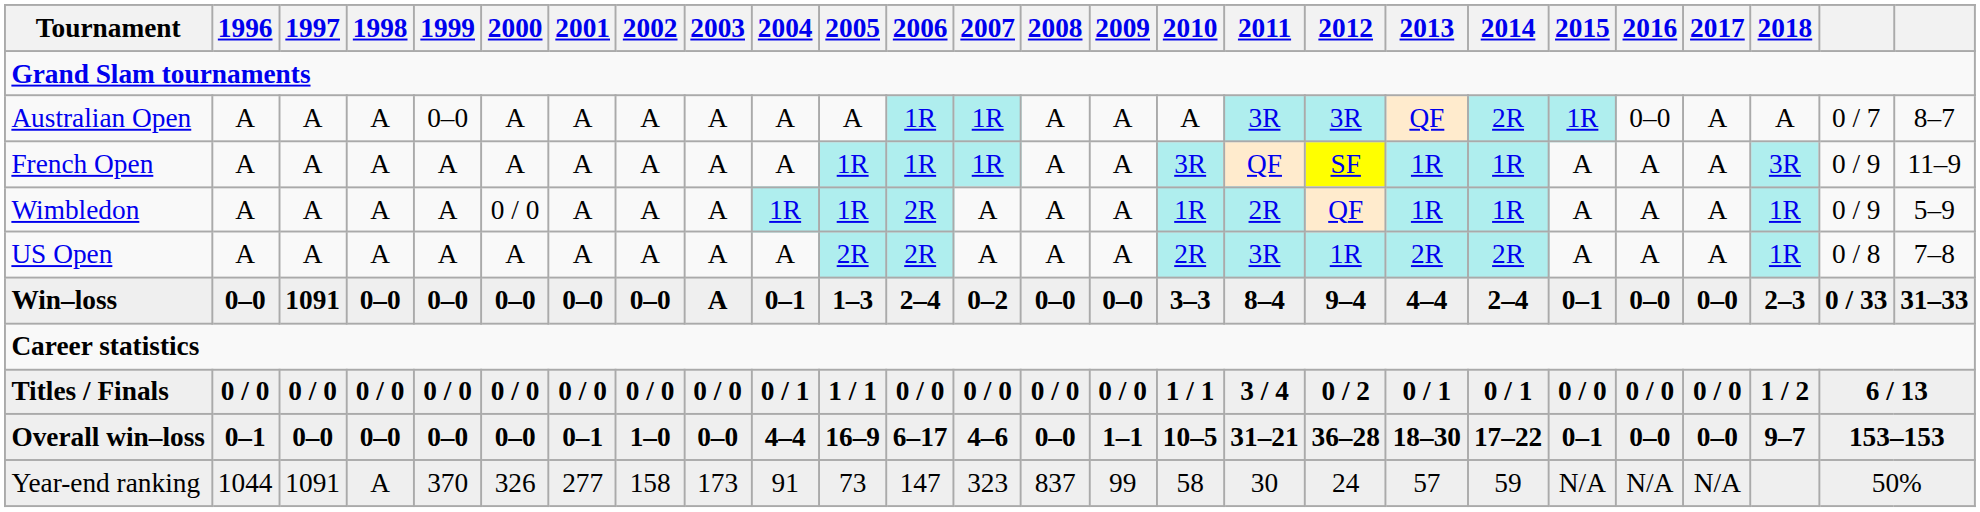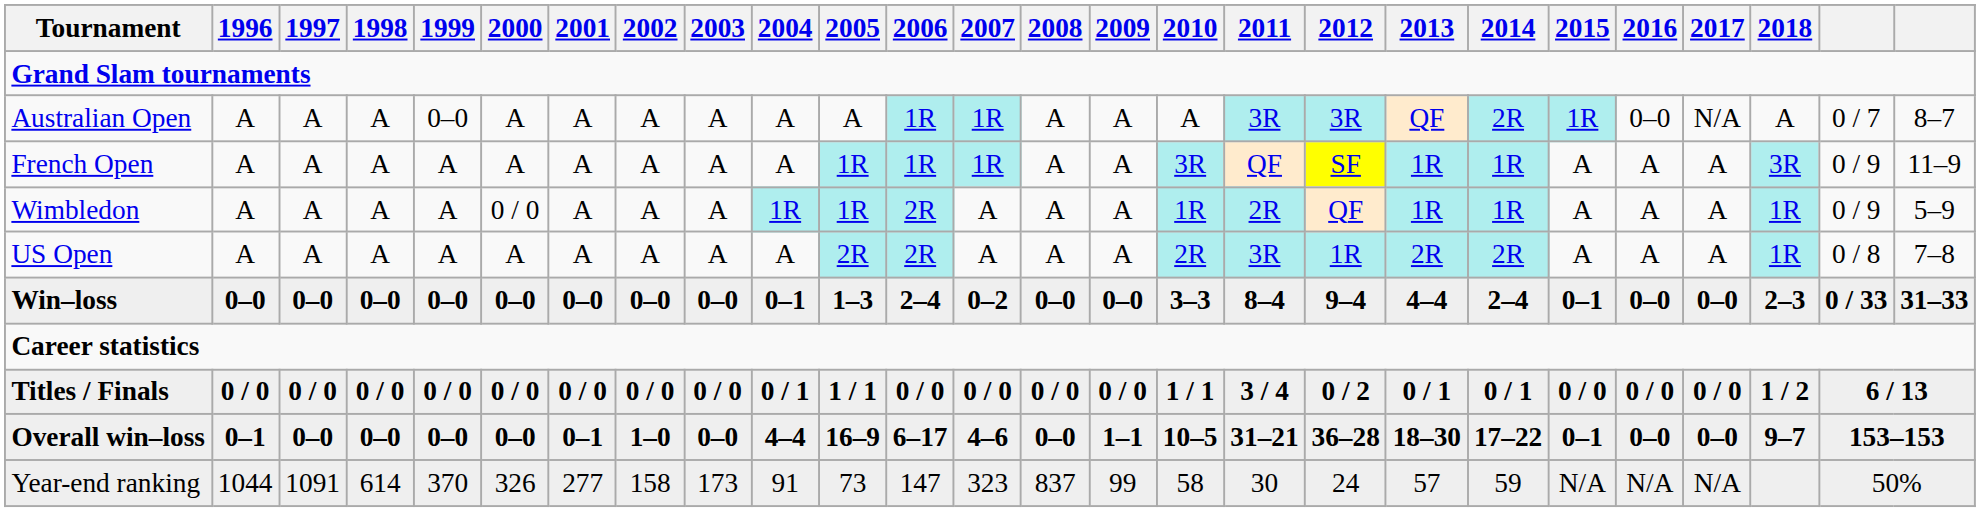(1717, 118) A -> (1717, 118) N/A
(313, 300) 1091 -> (313, 300) 0–0
(718, 300) A -> (718, 300) 0–0
(380, 482) A -> (380, 482) 614
